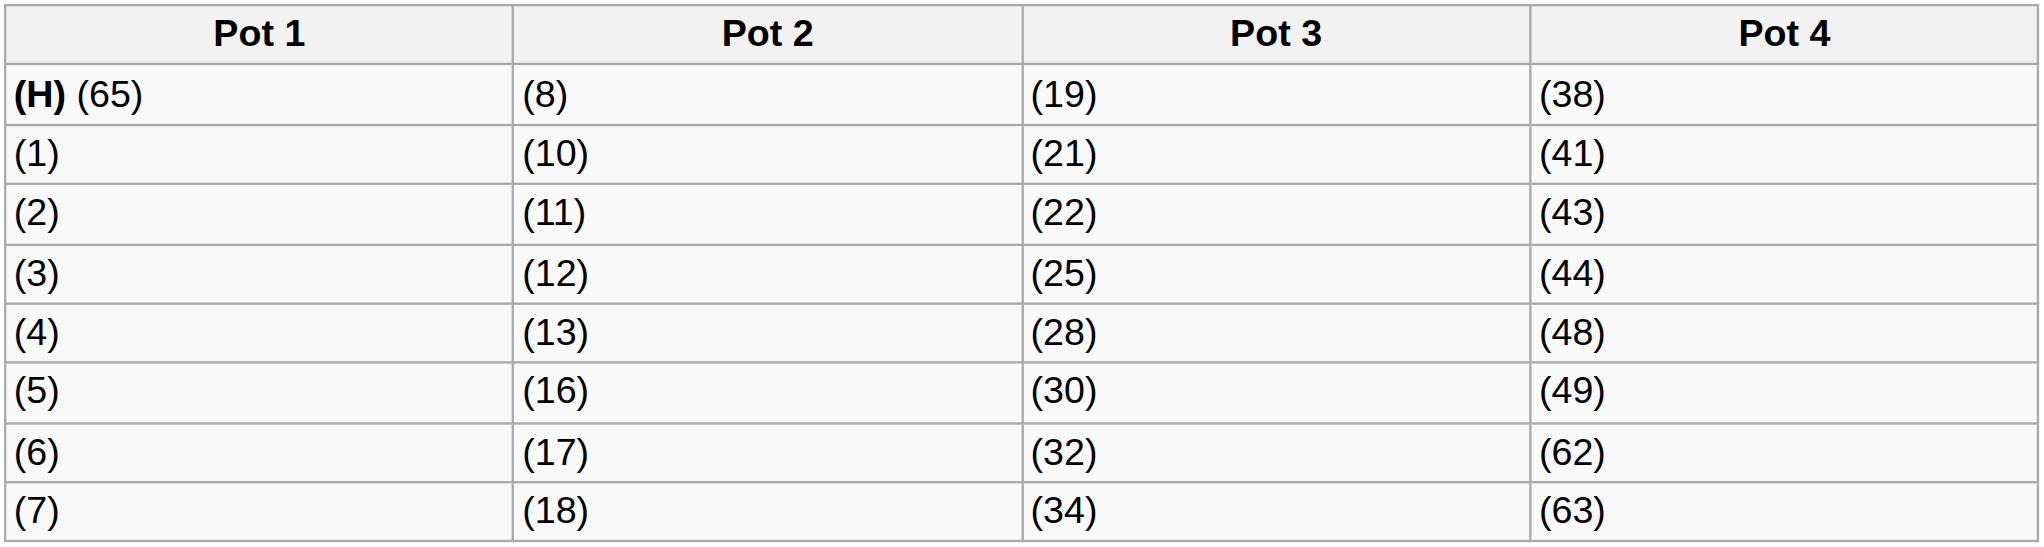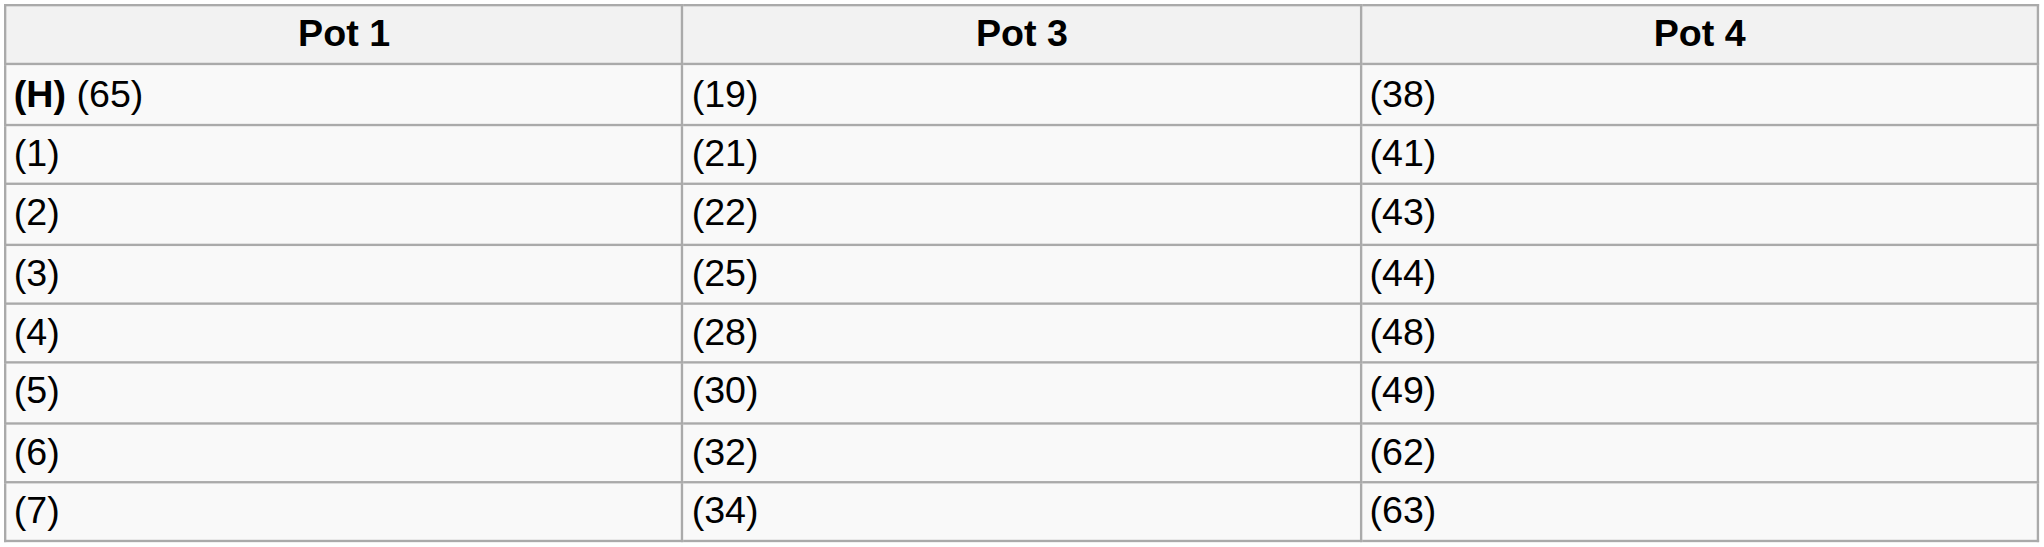- column: (768, 34)
